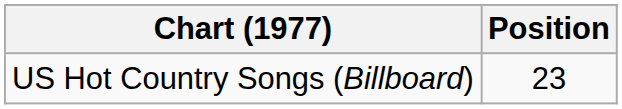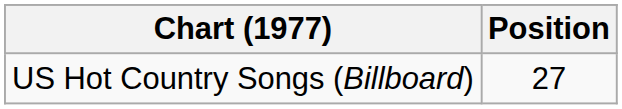(549, 77) 23 -> (549, 77) 27
